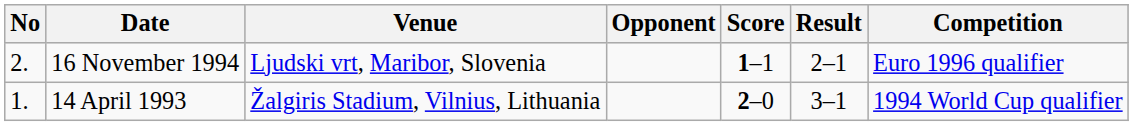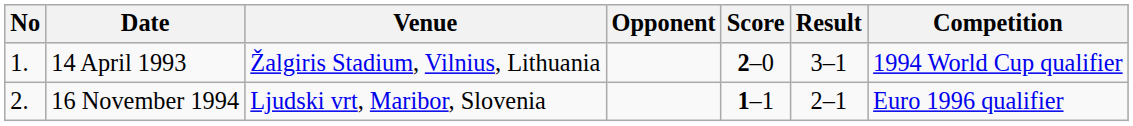rows swapped: (119, 100) <-> (145, 62)
